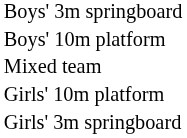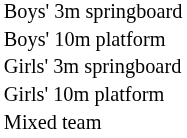rows swapped: (93, 122) <-> (53, 66)
